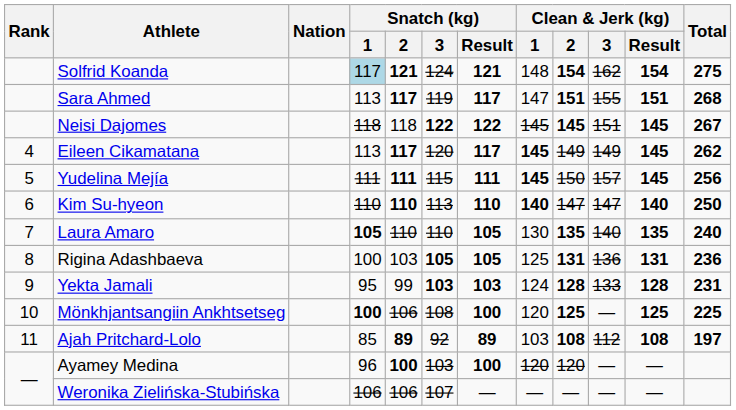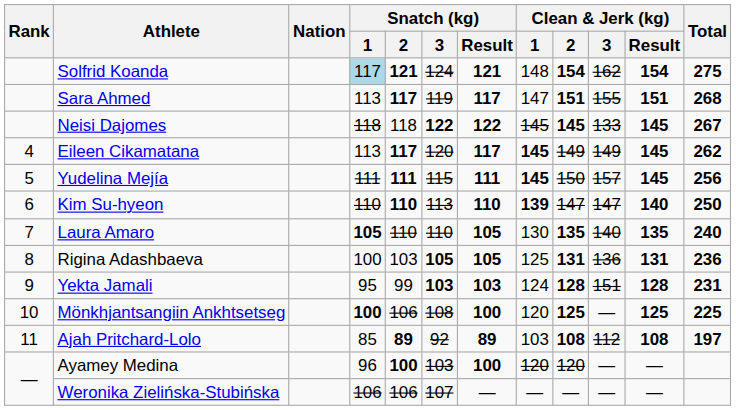(607, 125) 151 -> (607, 125) 133
(535, 205) 140 -> (535, 205) 139
(607, 285) 133 -> (607, 285) 151
